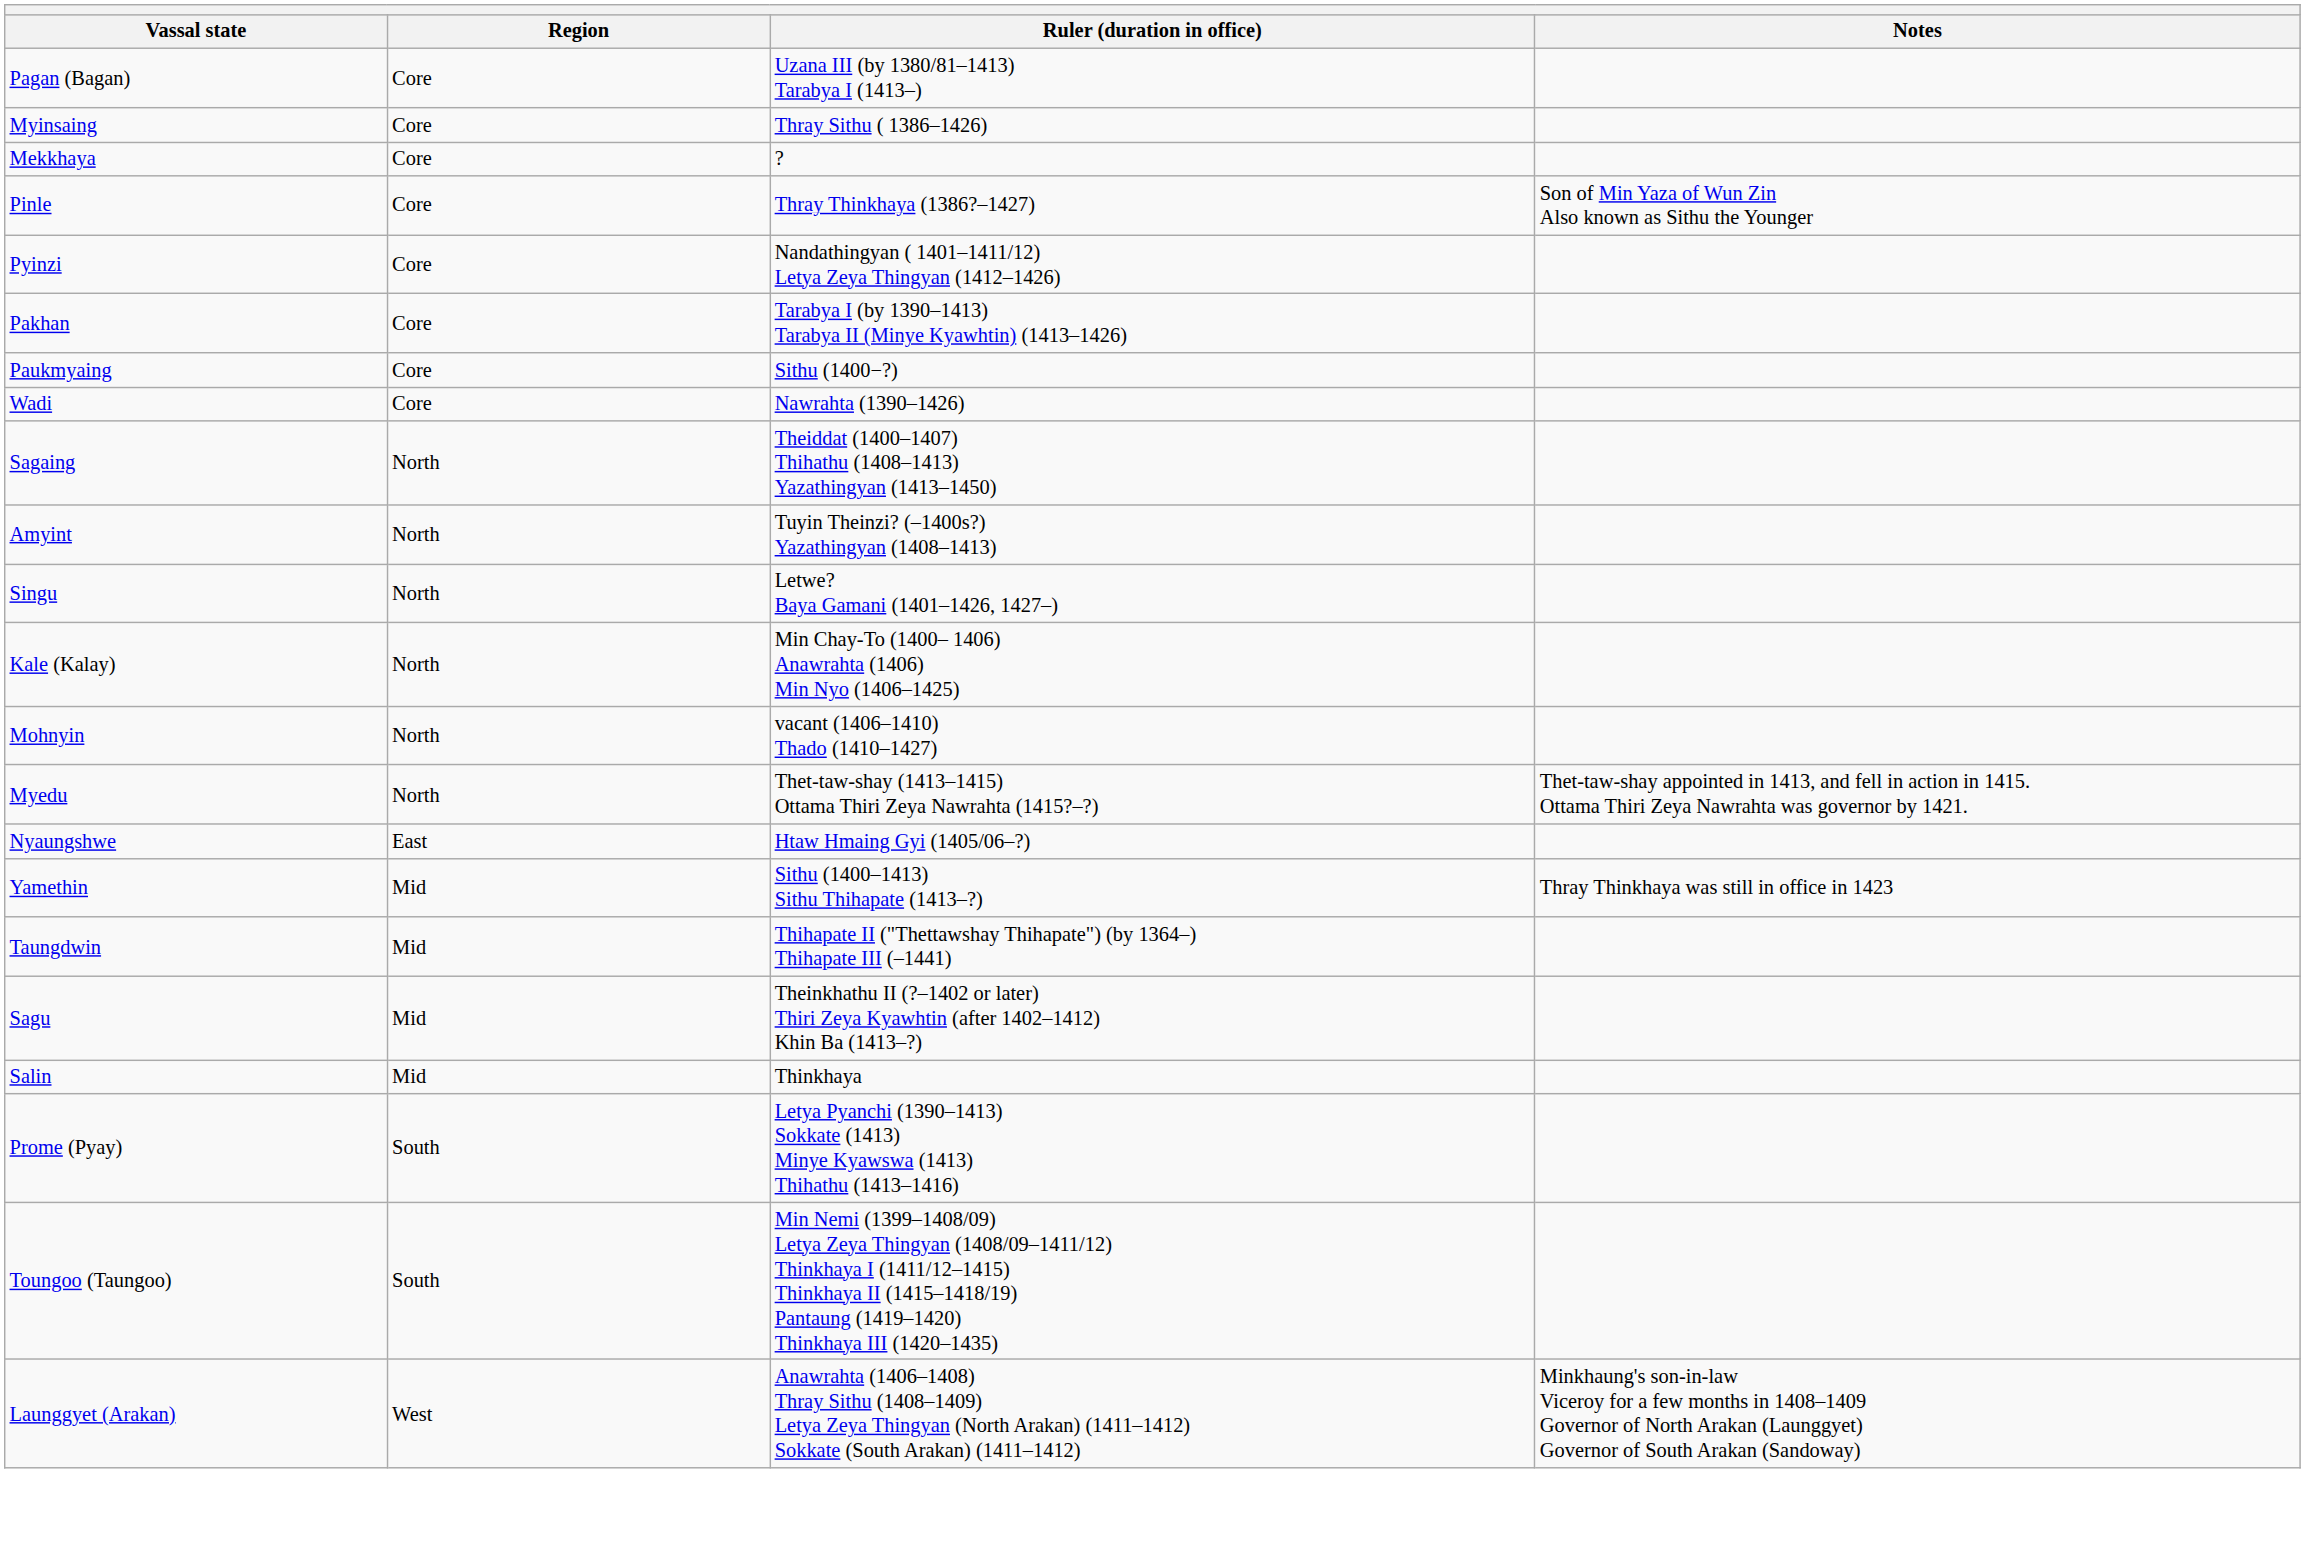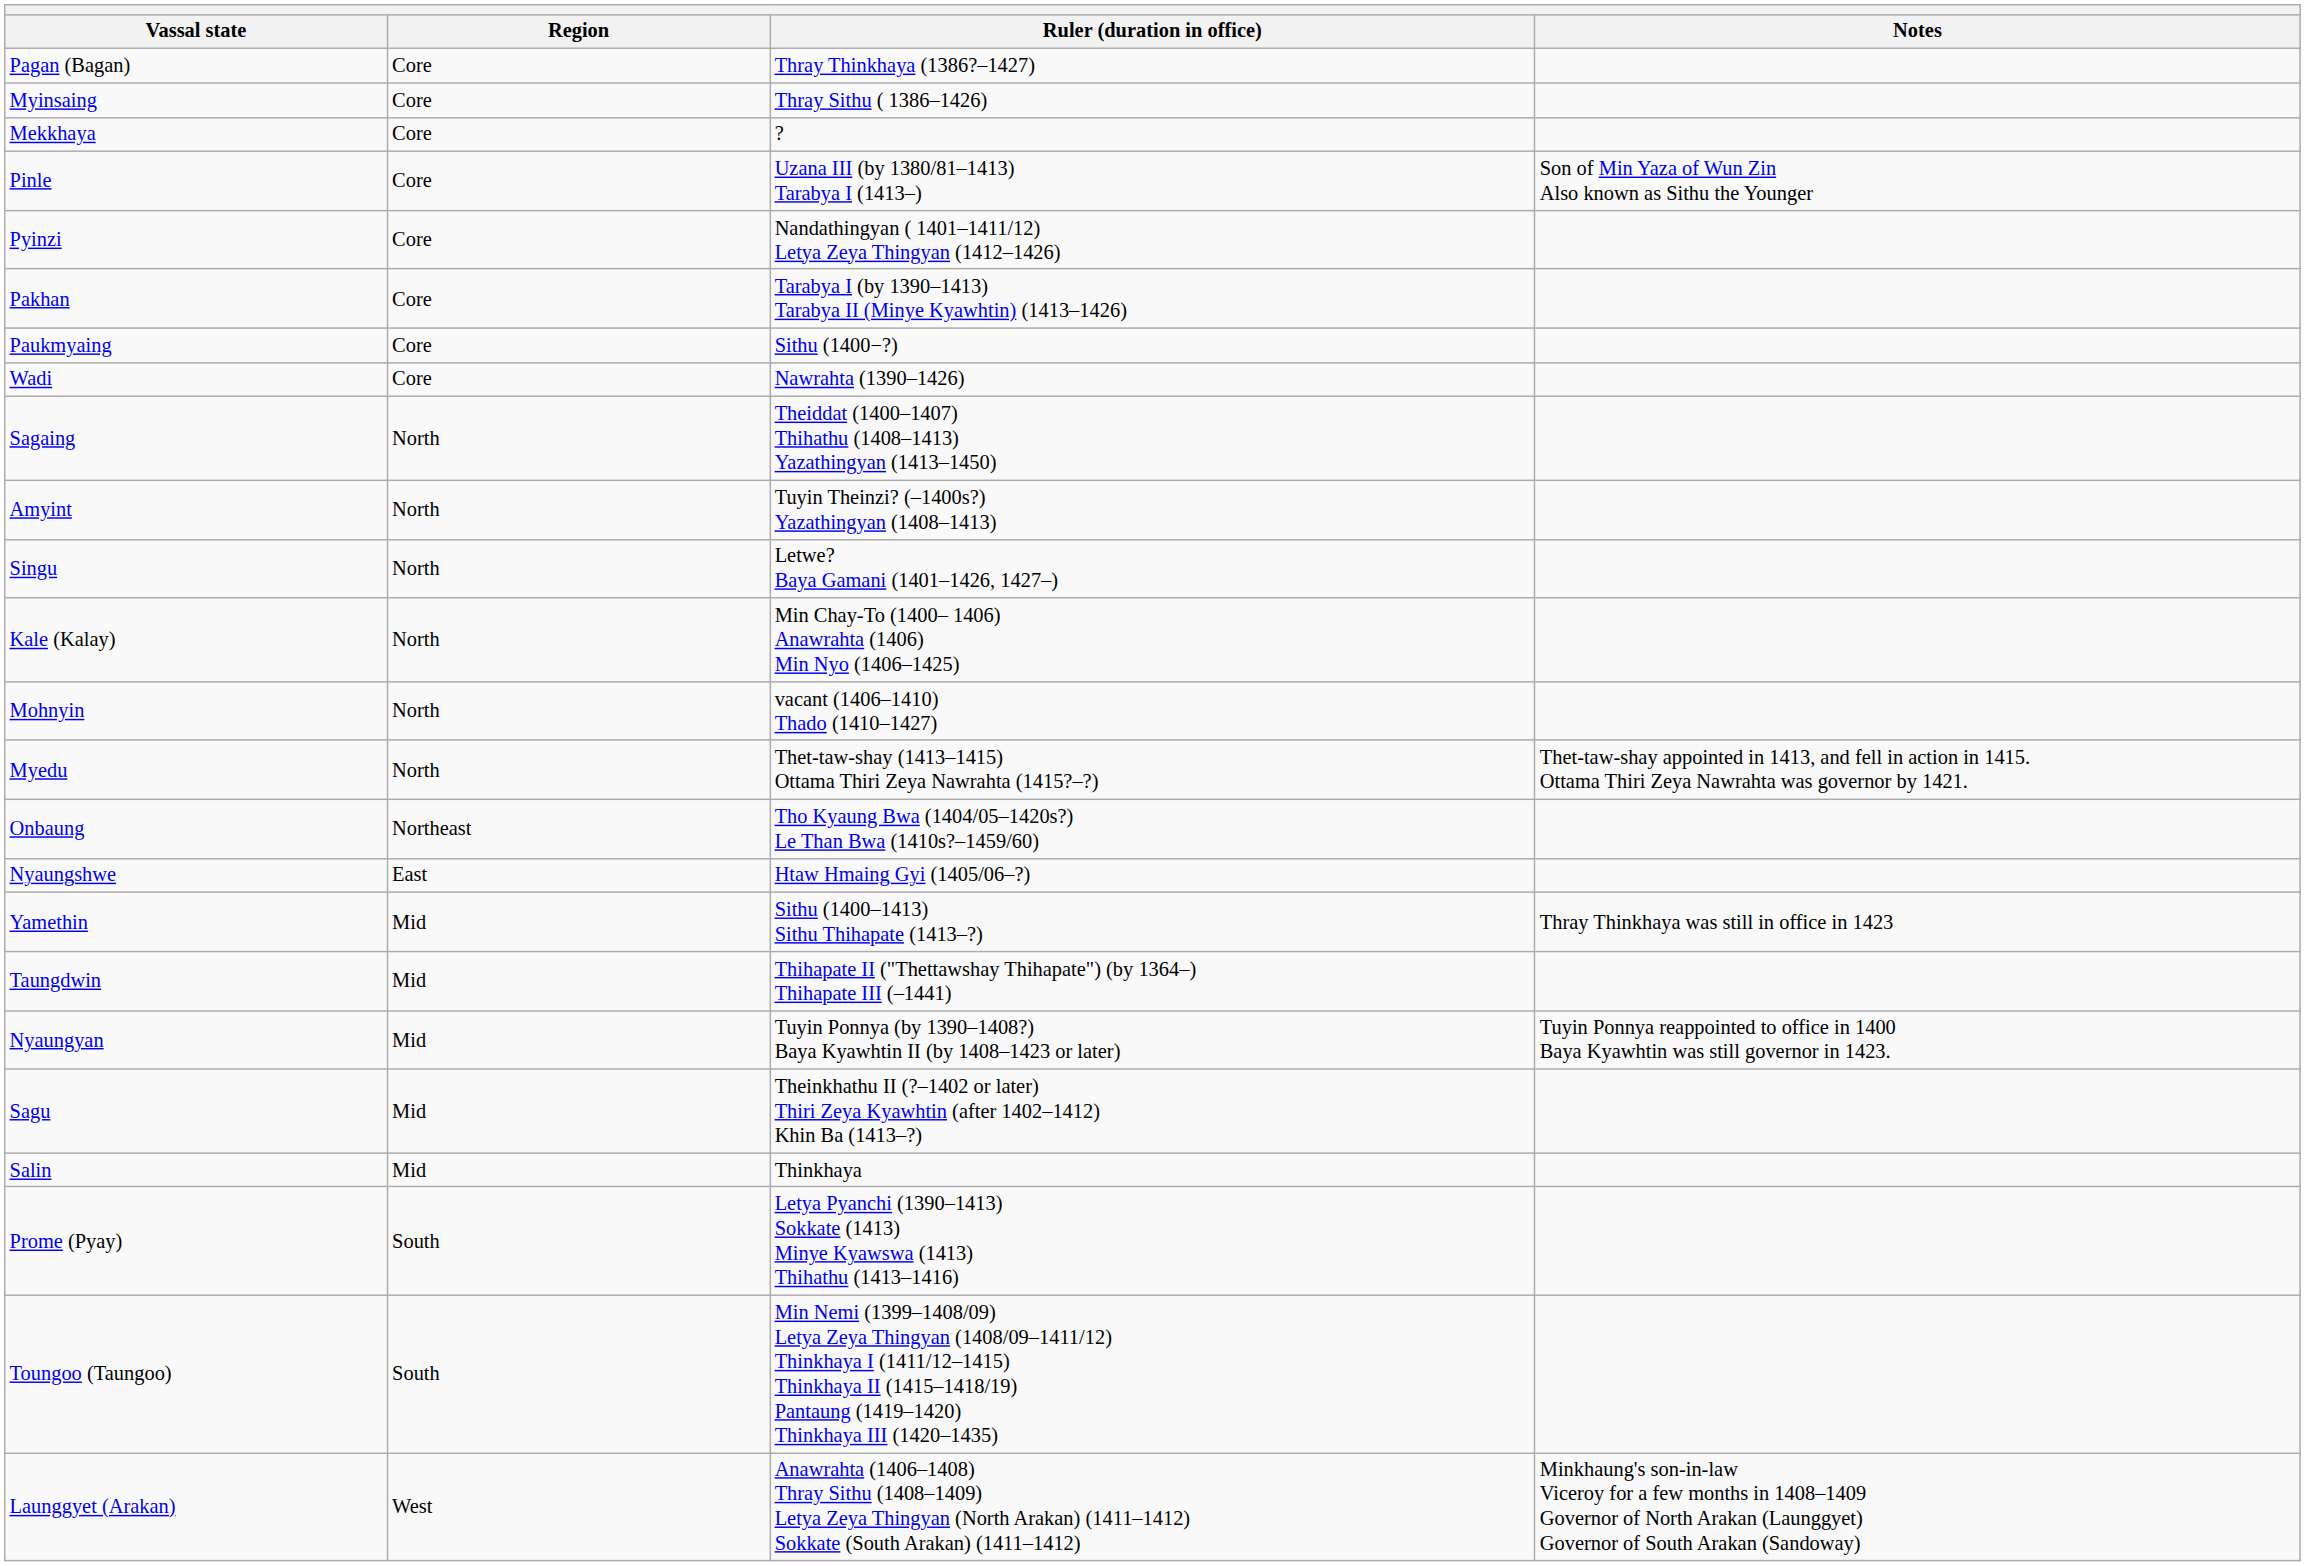(895, 77) Uzana III (by 1380/81–1413) Tarabya I (1413–) -> (905, 65) Thray Thinkhaya (1386?–1427)
(905, 205) Thray Thinkhaya (1386?–1427) -> (895, 180) Uzana III (by 1380/81–1413) Tarabya I (1413–)
+ row: (47, 828)
+ row: (57, 1039)
